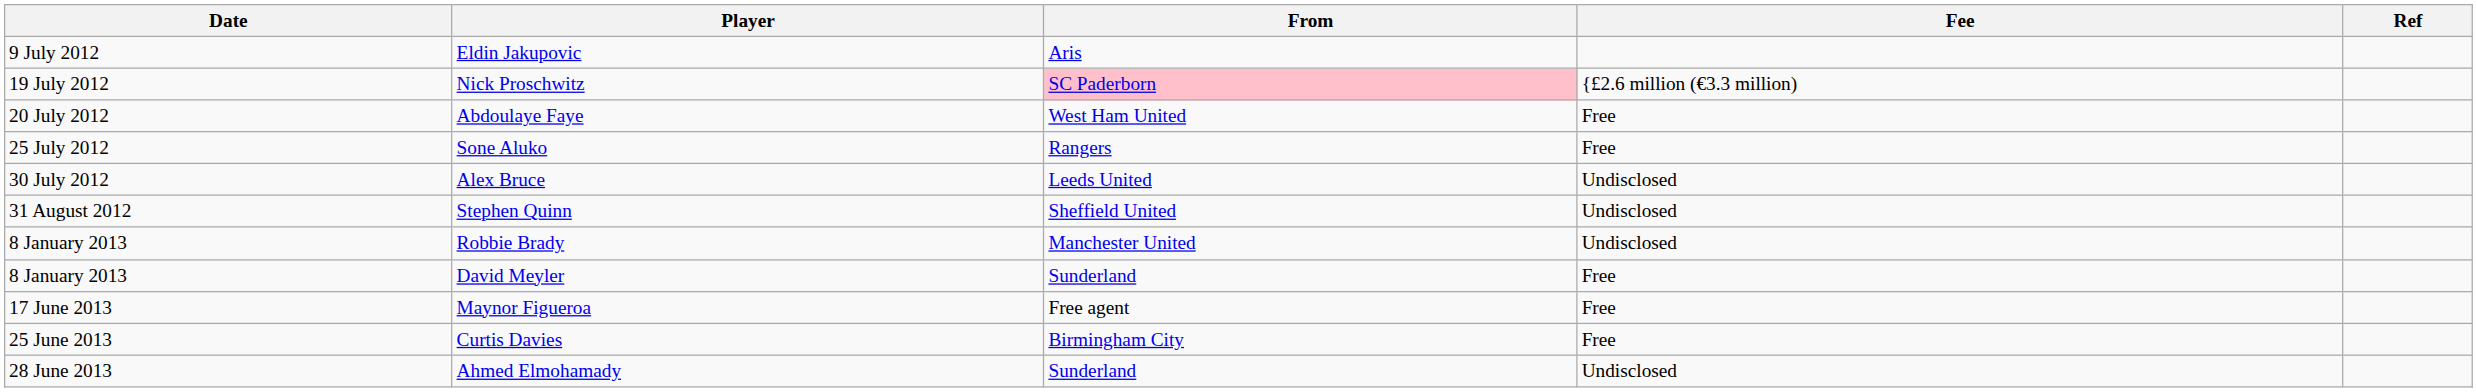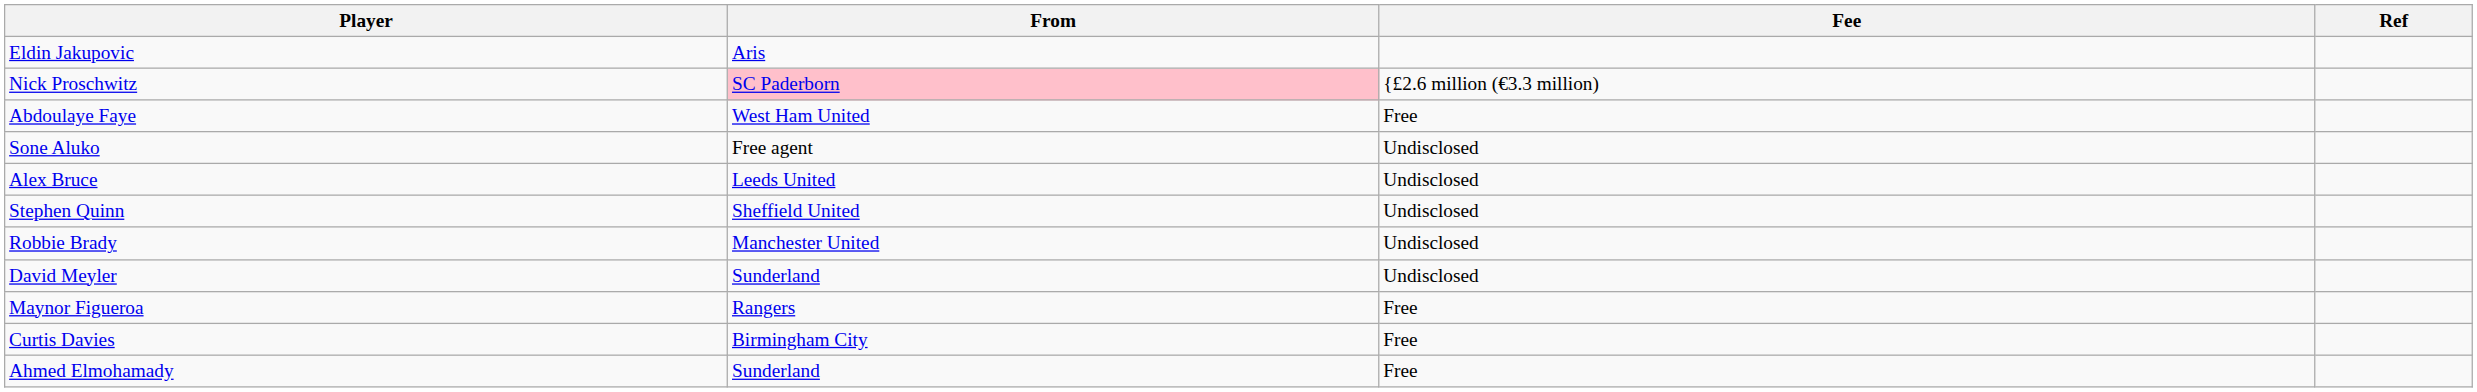- column: (228, 20)
(1080, 147) Rangers -> (772, 147) Free agent
(1599, 147) Free -> (1431, 147) Undisclosed
(1599, 275) Free -> (1431, 275) Undisclosed
(1089, 307) Free agent -> (764, 307) Rangers
(1629, 370) Undisclosed -> (1400, 370) Free
